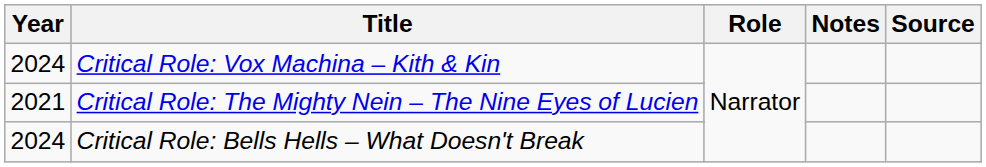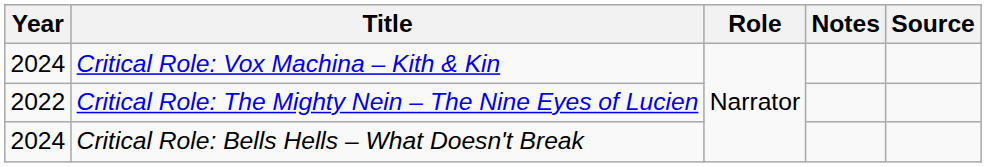(38, 102) 2021 -> (38, 102) 2022
